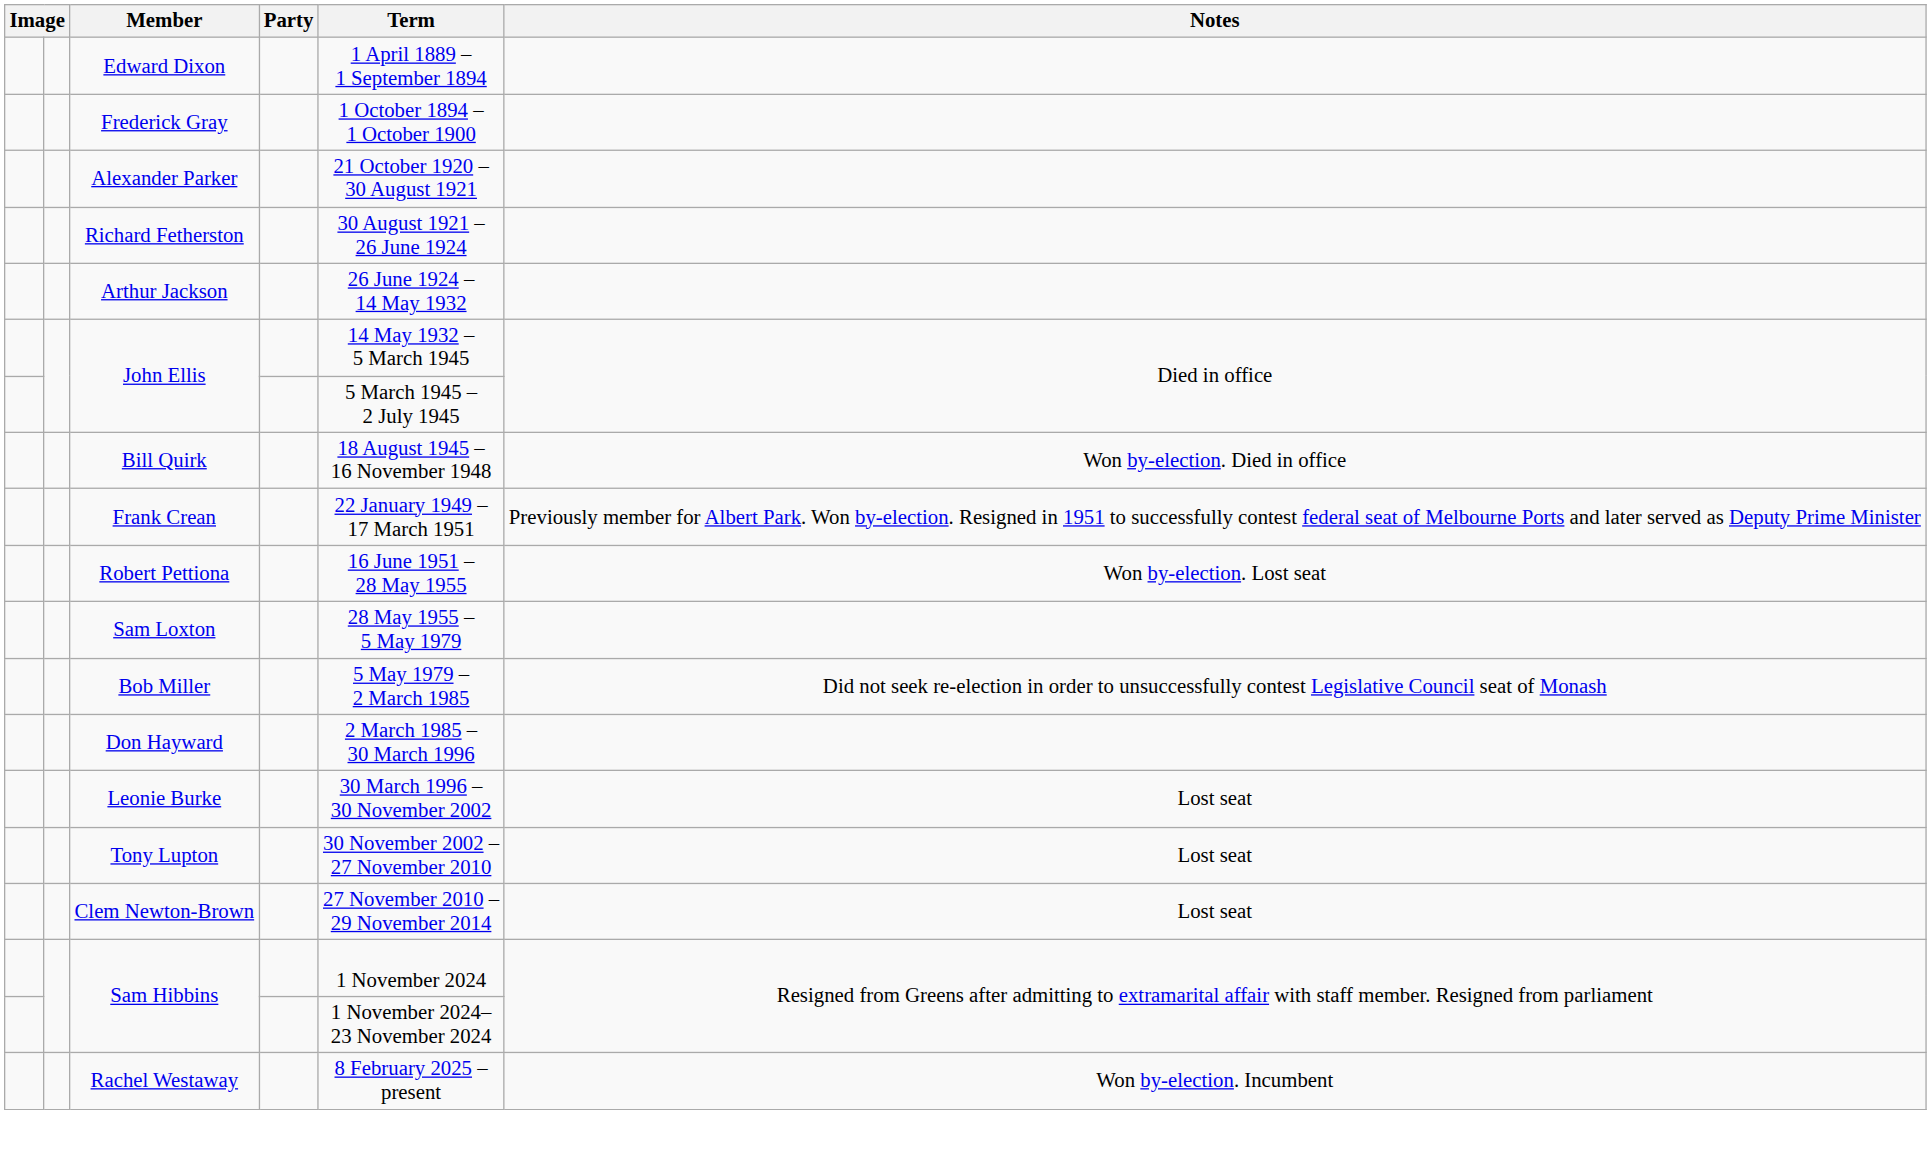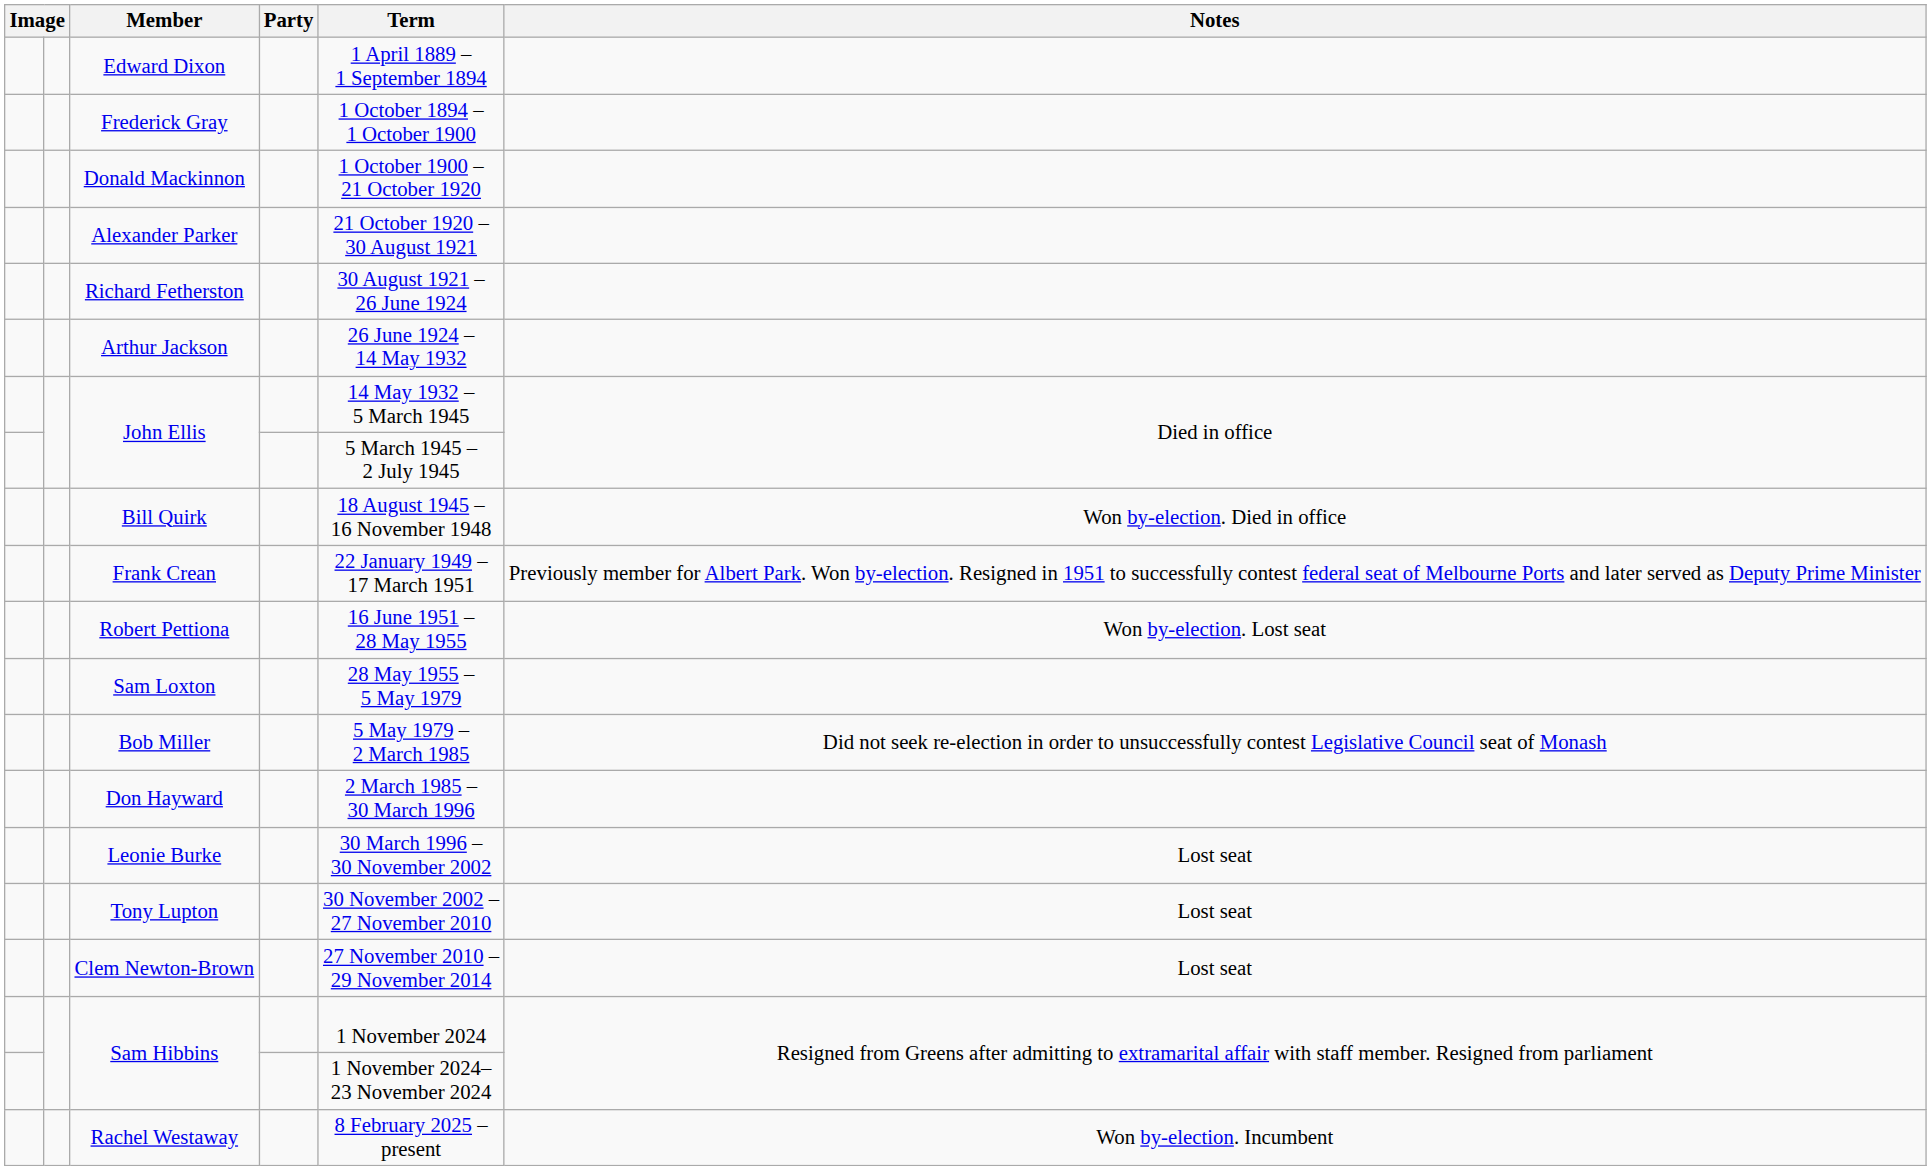+ row: (24, 179)
